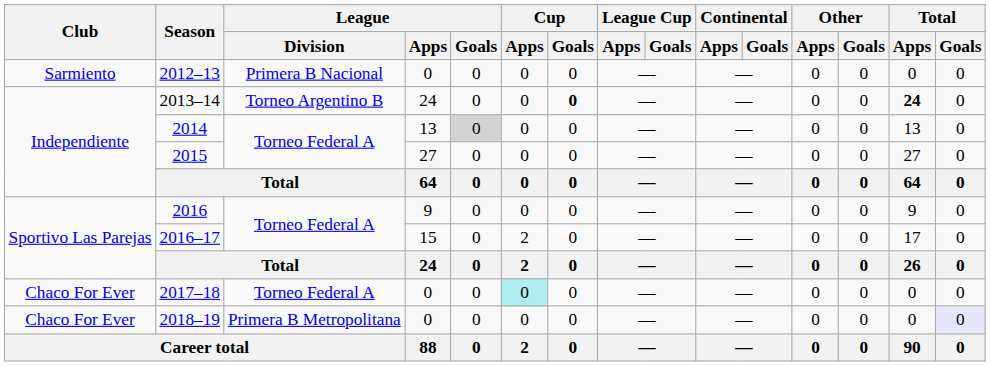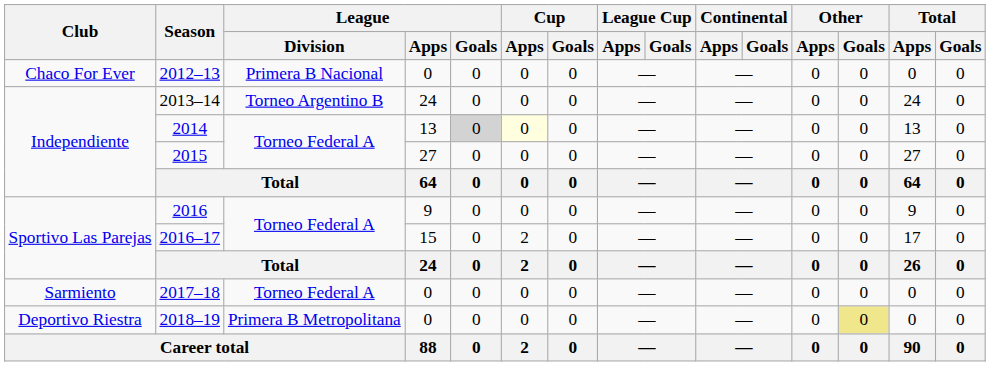(80, 73) Sarmiento -> (80, 73) Chaco For Ever
(573, 100) bold -> (573, 100) normal
(912, 100) bold -> (912, 100) normal
(524, 127) no background -> (524, 127) lightyellow background
(80, 292) Chaco For Ever -> (80, 292) Sarmiento
(524, 292) paleturquoise background -> (524, 292) no background
(80, 319) Chaco For Ever -> (80, 319) Deportivo Riestra
(864, 319) no background -> (864, 319) khaki background
(960, 319) lavender background -> (960, 319) no background
